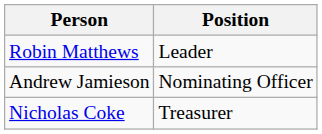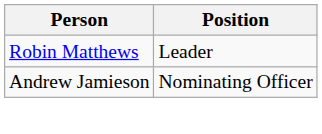- row: (67, 112)
